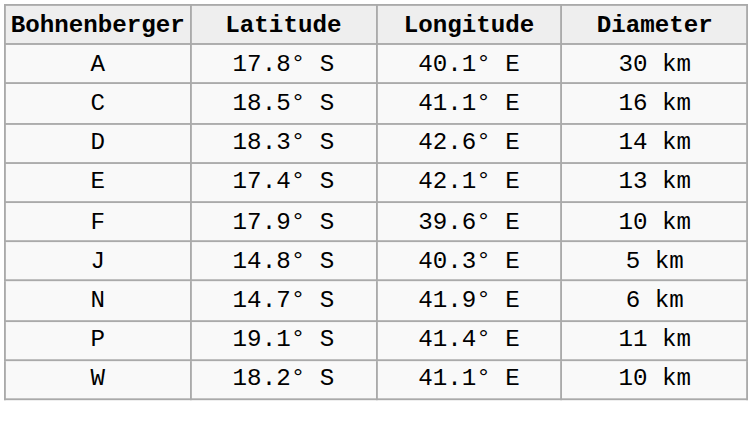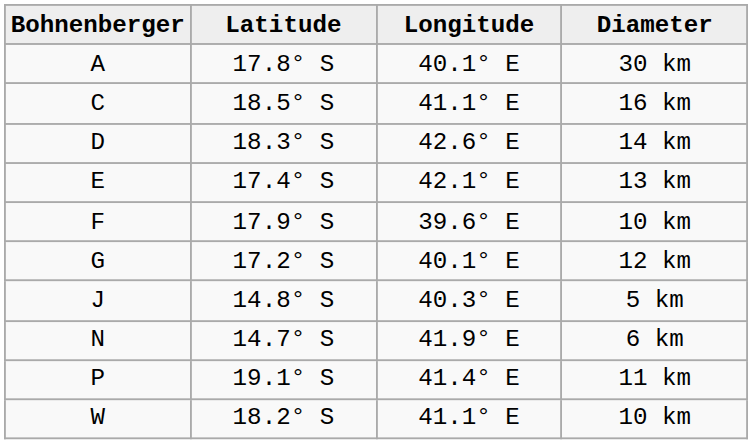+ row: (98, 261)
